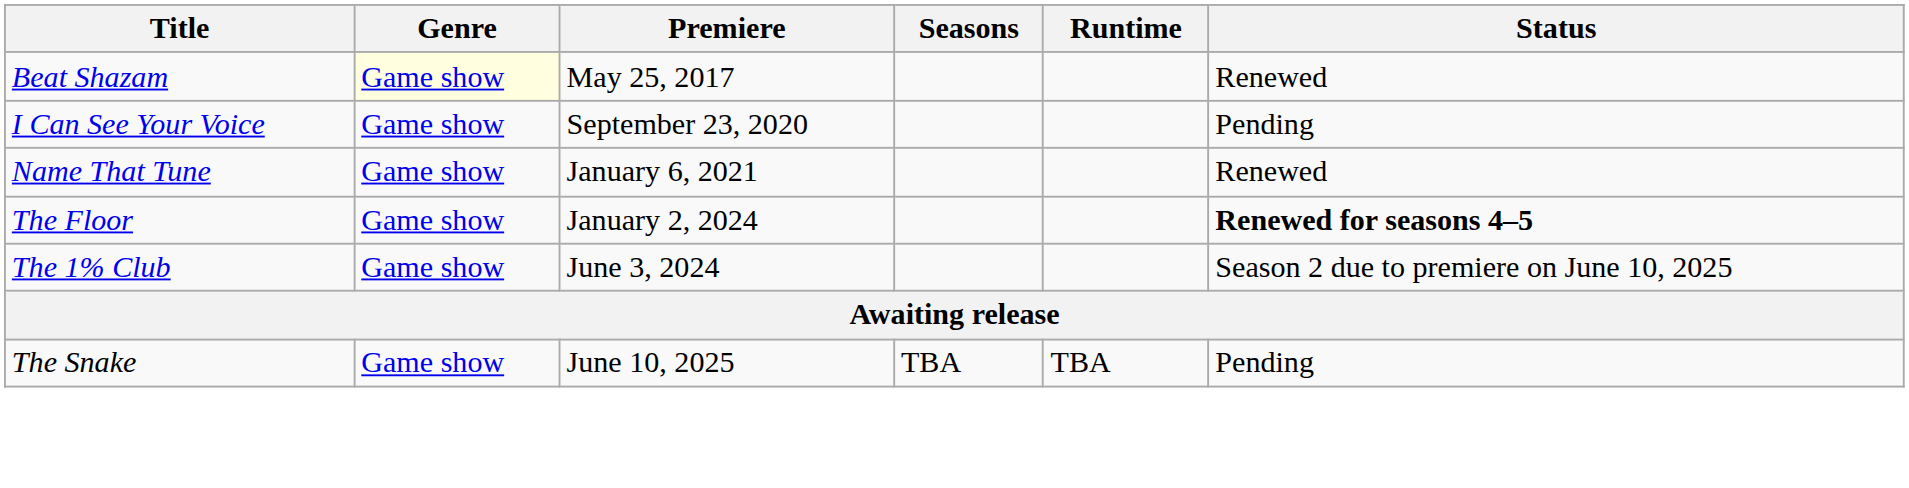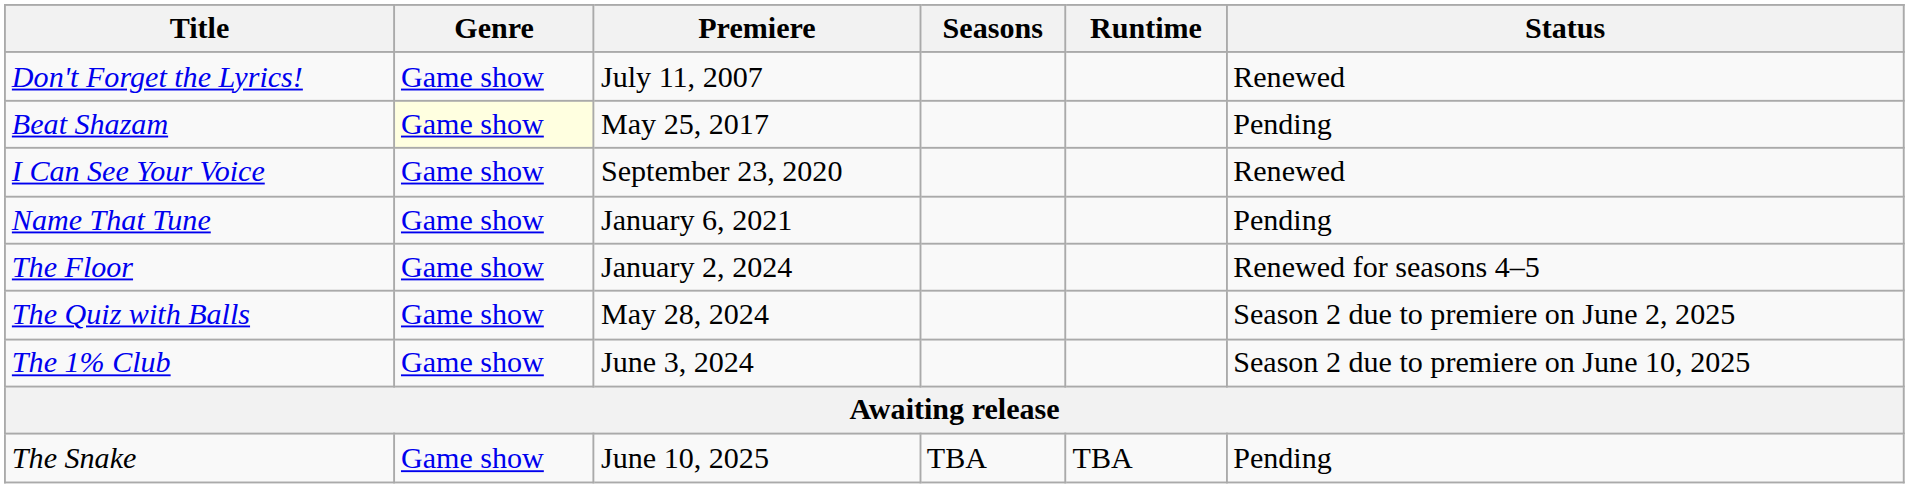+ row: (157, 76)
(1271, 76) Renewed -> (1283, 123) Pending
(1265, 123) Pending -> (1289, 171) Renewed
(1271, 171) Renewed -> (1283, 219) Pending
(1374, 219) bold -> (1386, 266) normal
+ row: (131, 314)
